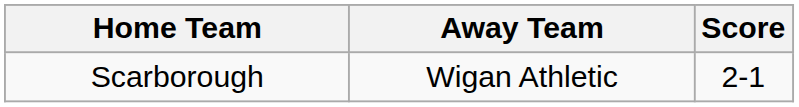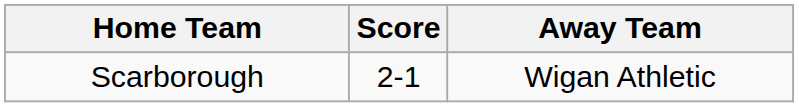columns swapped: (743, 28) <-> (522, 28)
